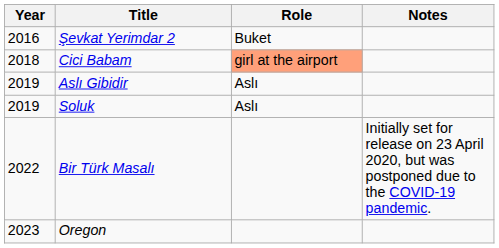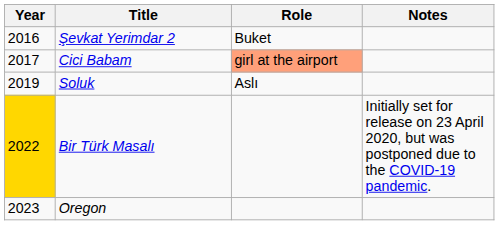(24, 60) 2018 -> (24, 60) 2017
- row: (93, 83)
(24, 168) no background -> (24, 146) gold background
